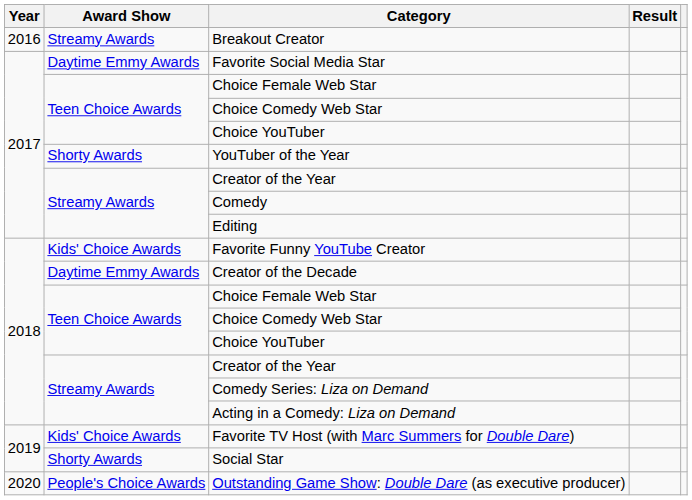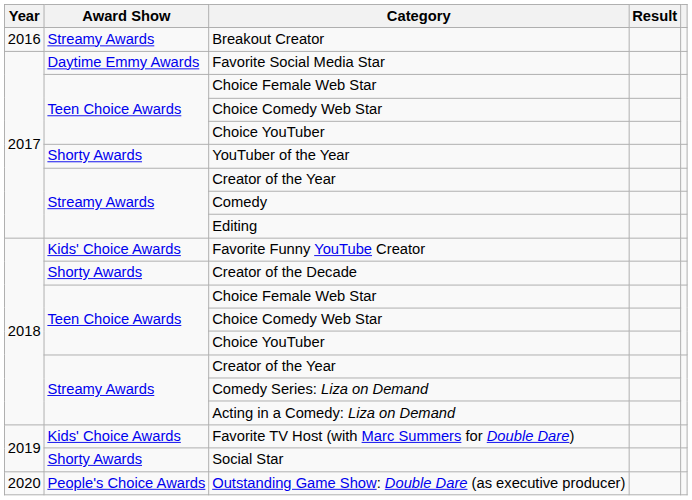(123, 272) Daytime Emmy Awards -> (95, 272) Shorty Awards
